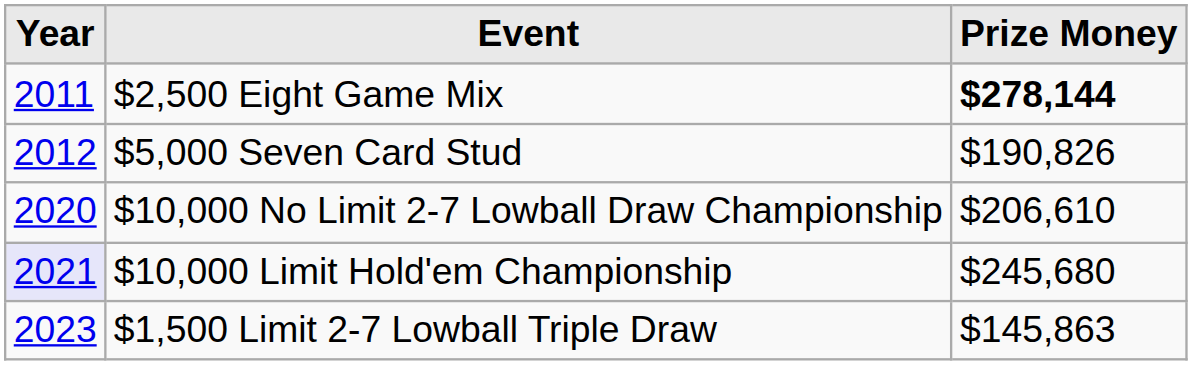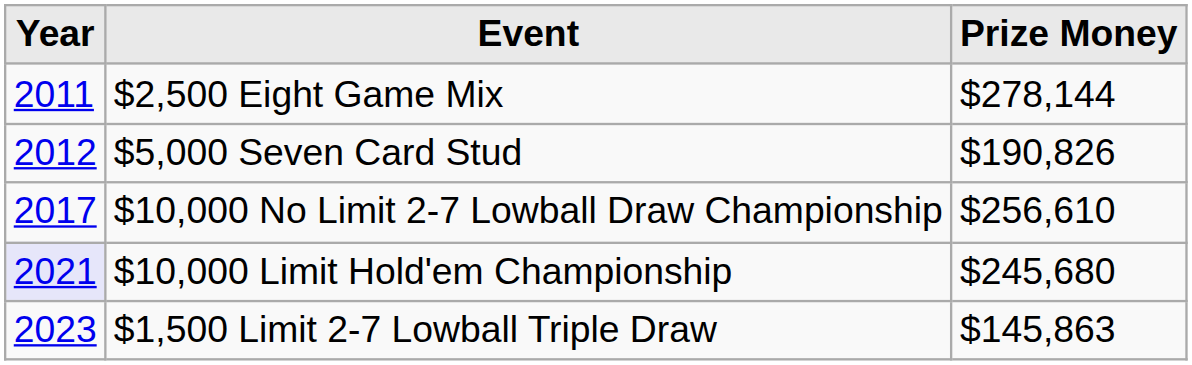(1038, 93) bold -> (1038, 93) normal
(55, 211) 2020 -> (55, 211) 2017
(1038, 211) $206,610 -> (1038, 211) $256,610
